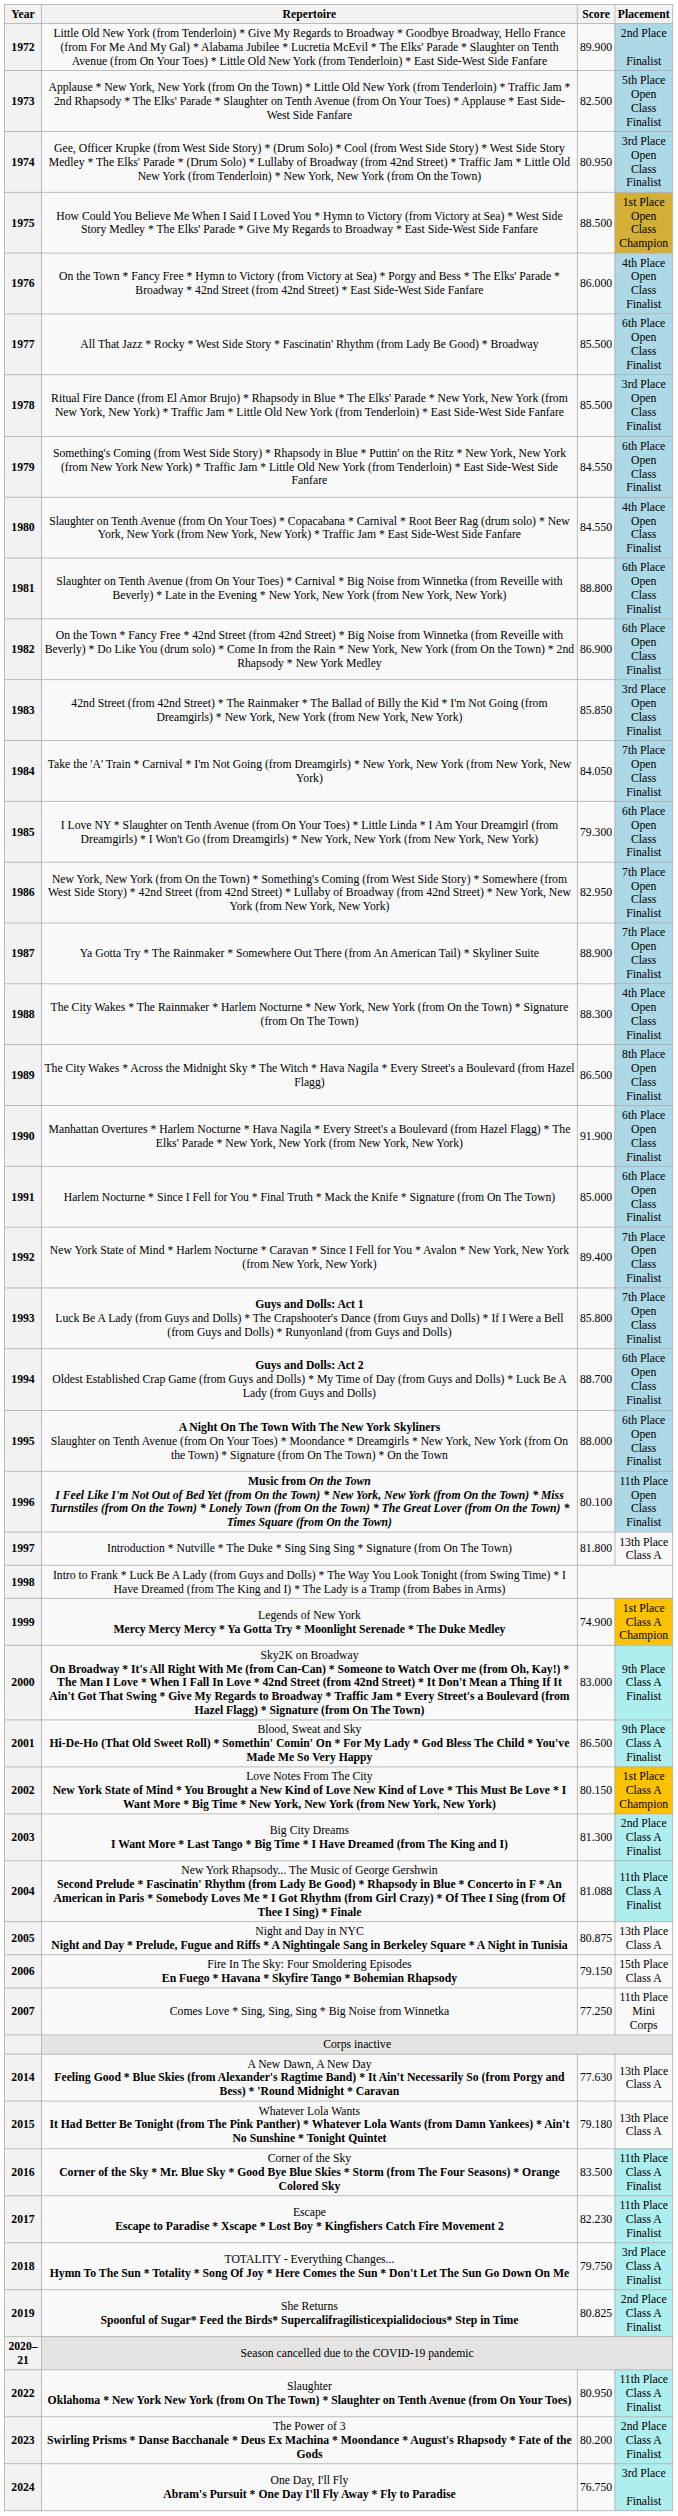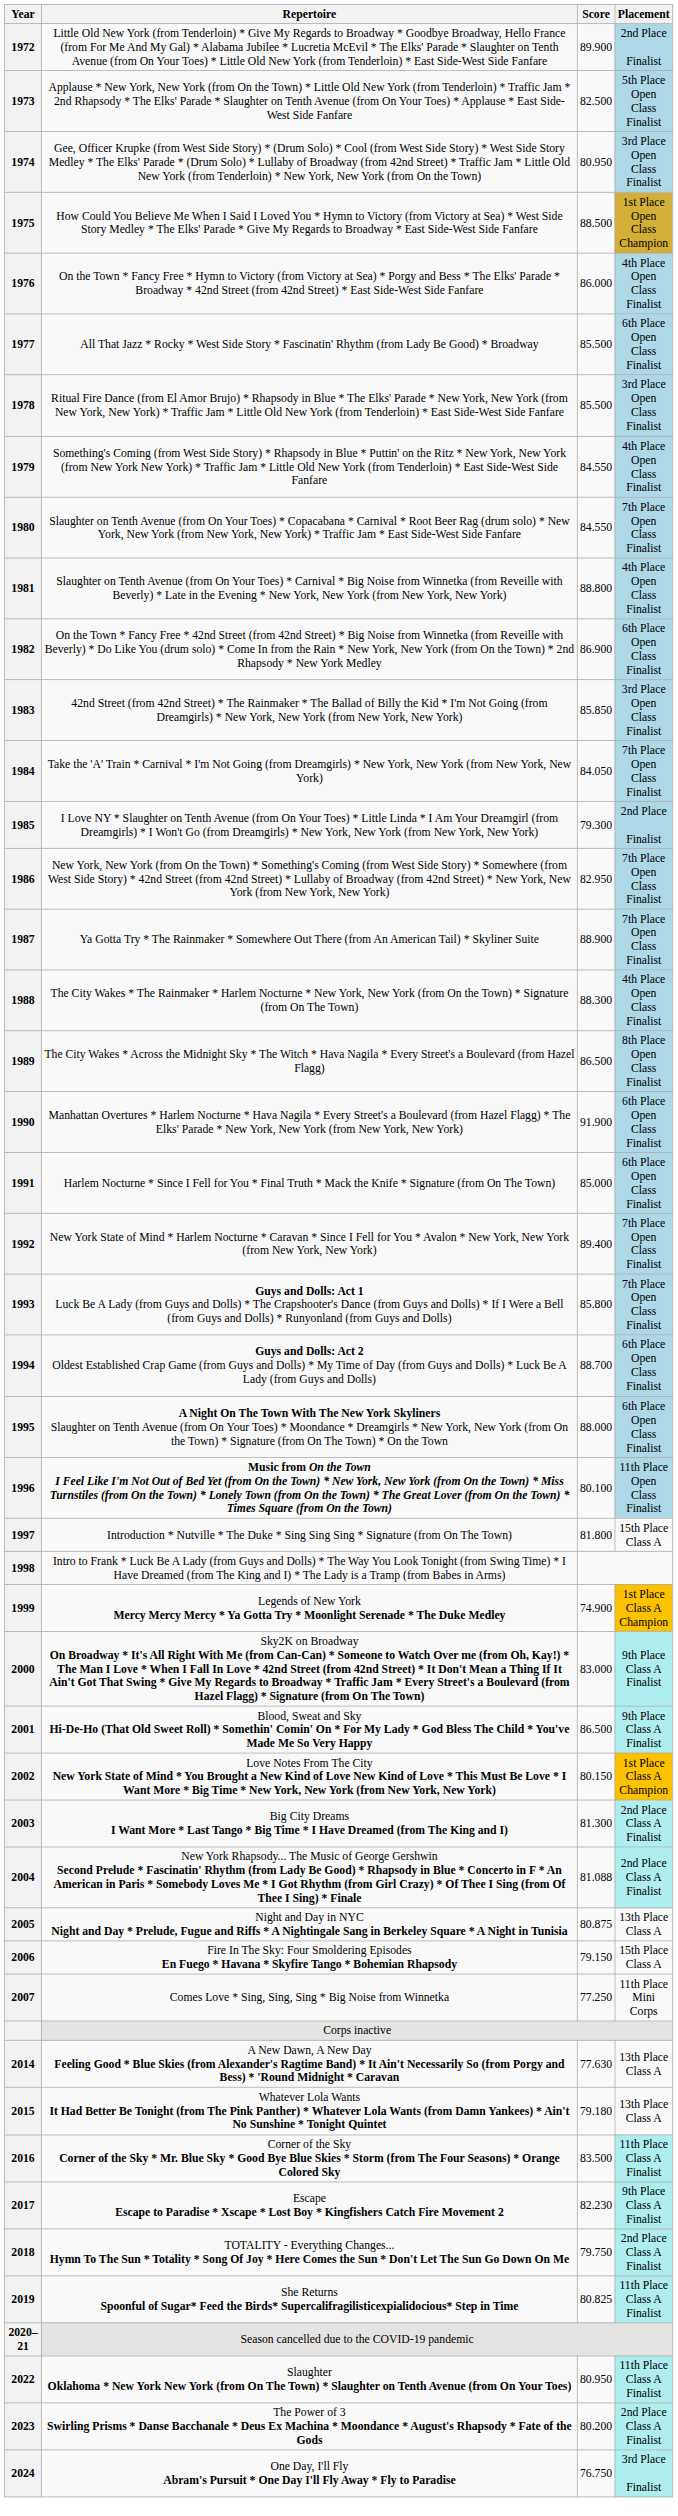(644, 466) 6th Place Open Class Finalist -> (644, 466) 4th Place Open Class Finalist
(644, 527) 4th Place Open Class Finalist -> (644, 527) 7th Place Open Class Finalist
(644, 588) 6th Place Open Class Finalist -> (644, 588) 4th Place Open Class Finalist
(644, 831) 6th Place Open Class Finalist -> (644, 825) 2nd Place Finalist
(644, 1548) 13th Place Class A -> (644, 1534) 15th Place Class A
(644, 1891) 11th Place Class A Finalist -> (644, 1877) 2nd Place Class A Finalist
(644, 2219) 11th Place Class A Finalist -> (644, 2205) 9th Place Class A Finalist
(644, 2266) 3rd Place Class A Finalist -> (644, 2252) 2nd Place Class A Finalist
(644, 2313) 2nd Place Class A Finalist -> (644, 2299) 11th Place Class A Finalist
